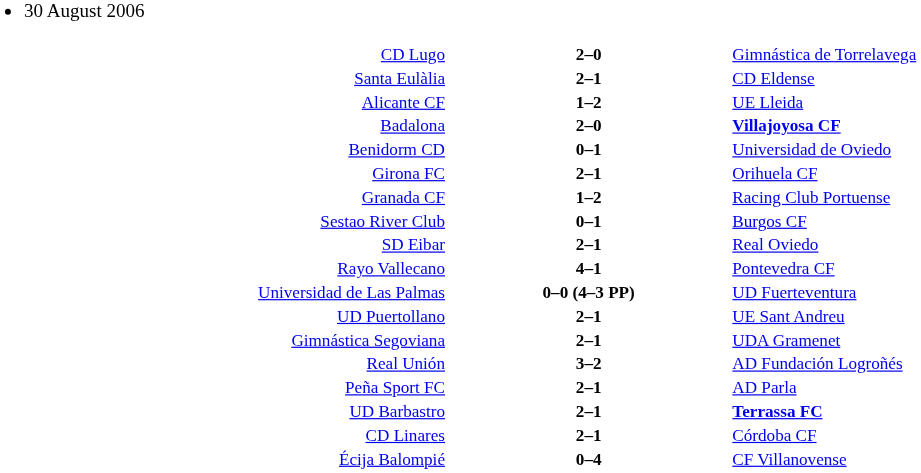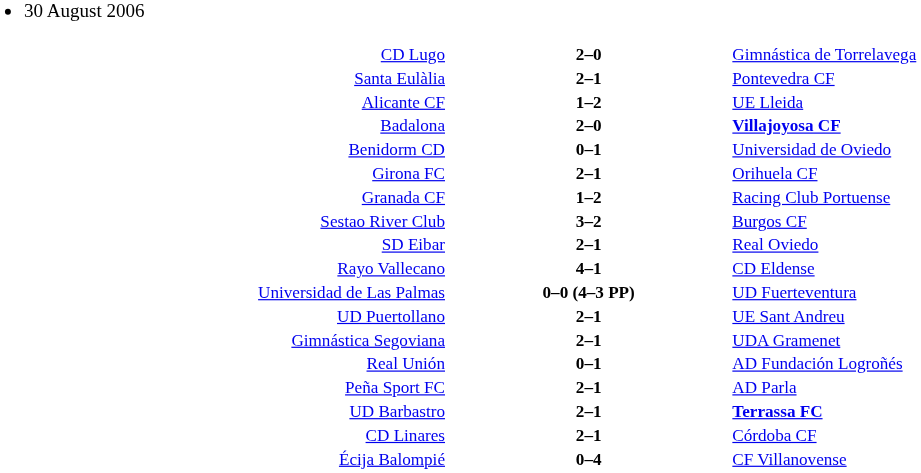(773, 78) CD Eldense -> (783, 78) Pontevedra CF
(589, 221) 0–1 -> (589, 221) 3–2
(783, 268) Pontevedra CF -> (773, 268) CD Eldense
(589, 363) 3–2 -> (589, 363) 0–1
